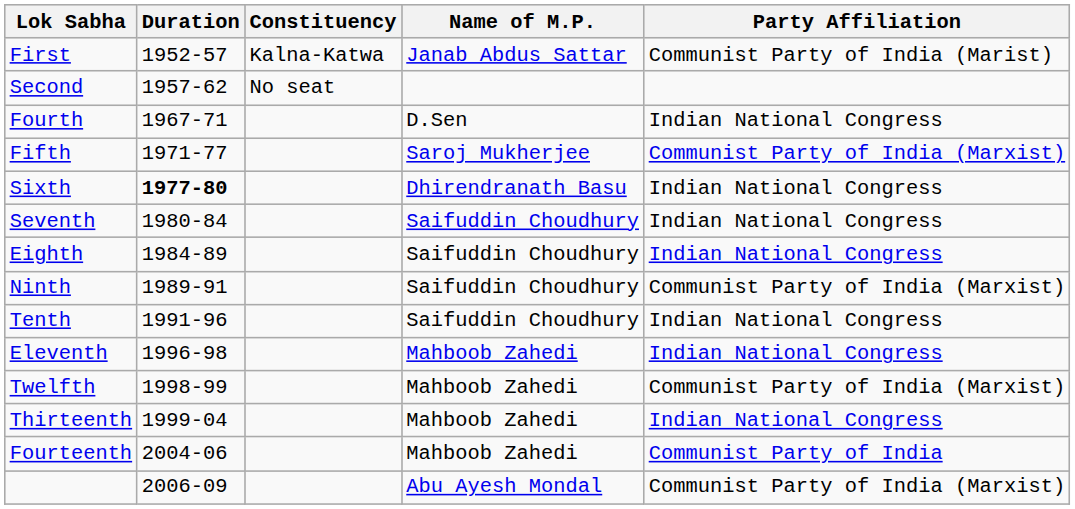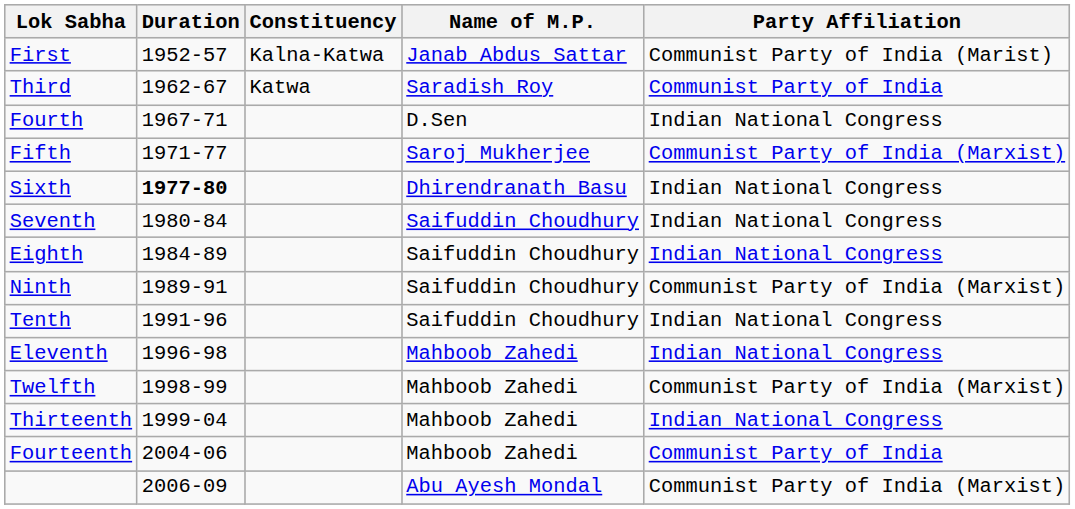- row: (46, 88)
+ row: (40, 88)
